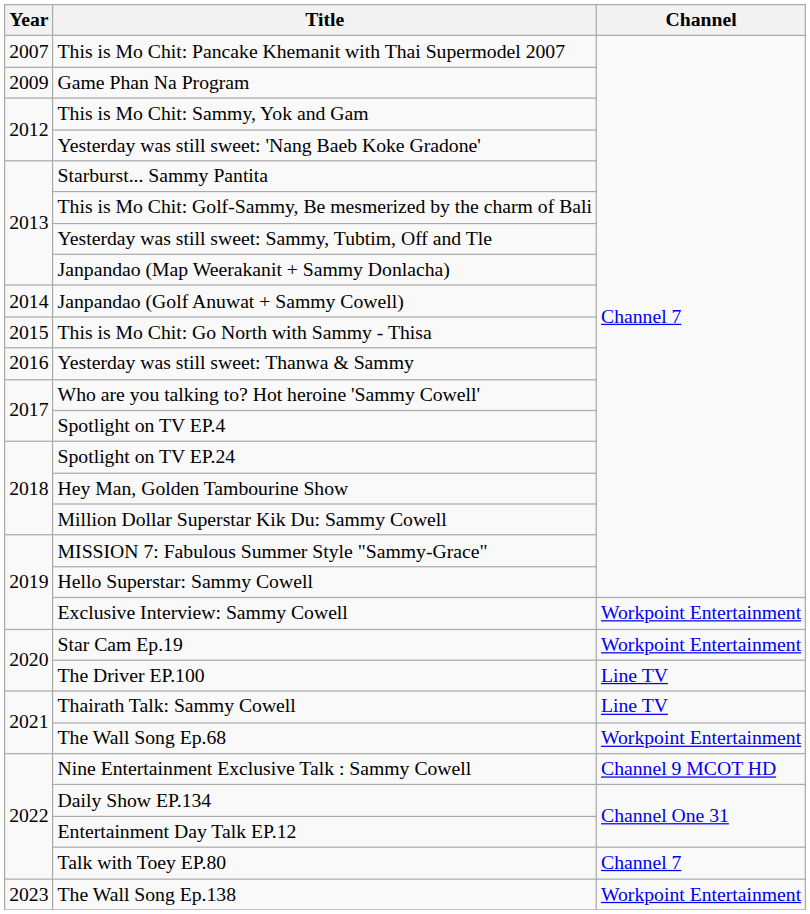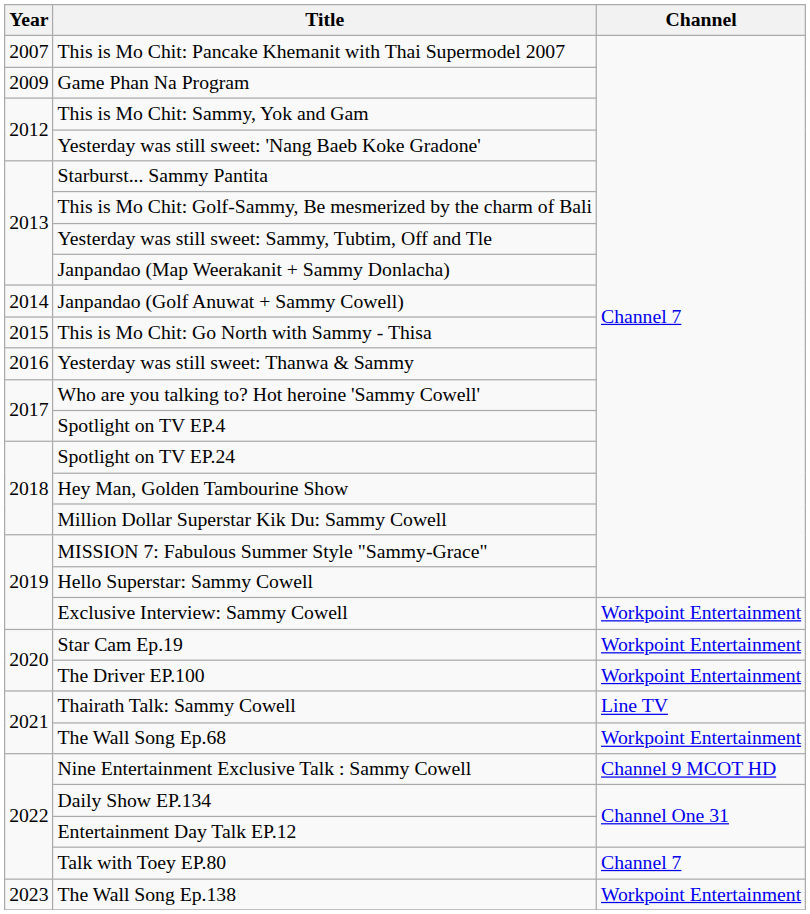(634, 675) Line TV -> (701, 675) Workpoint Entertainment
